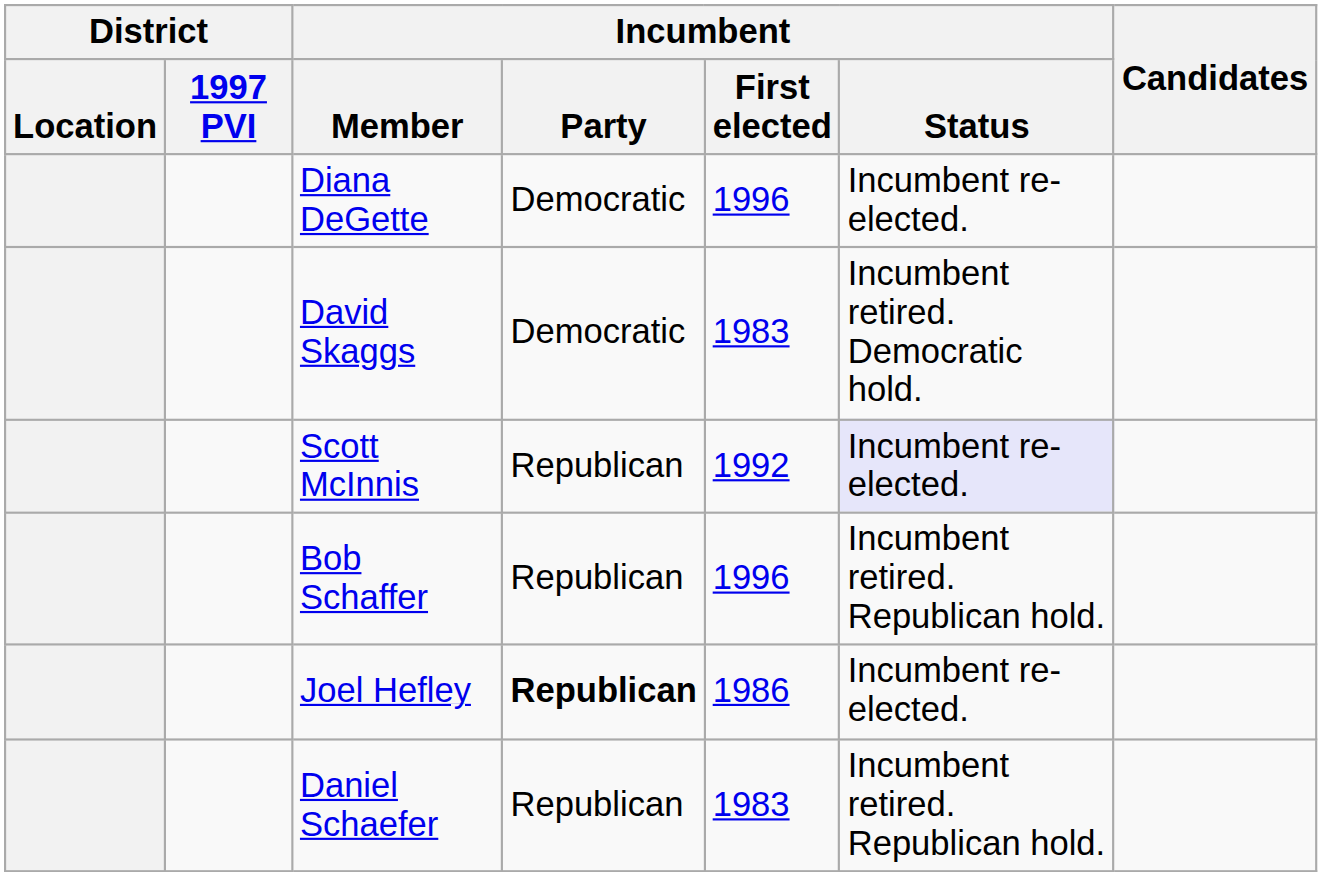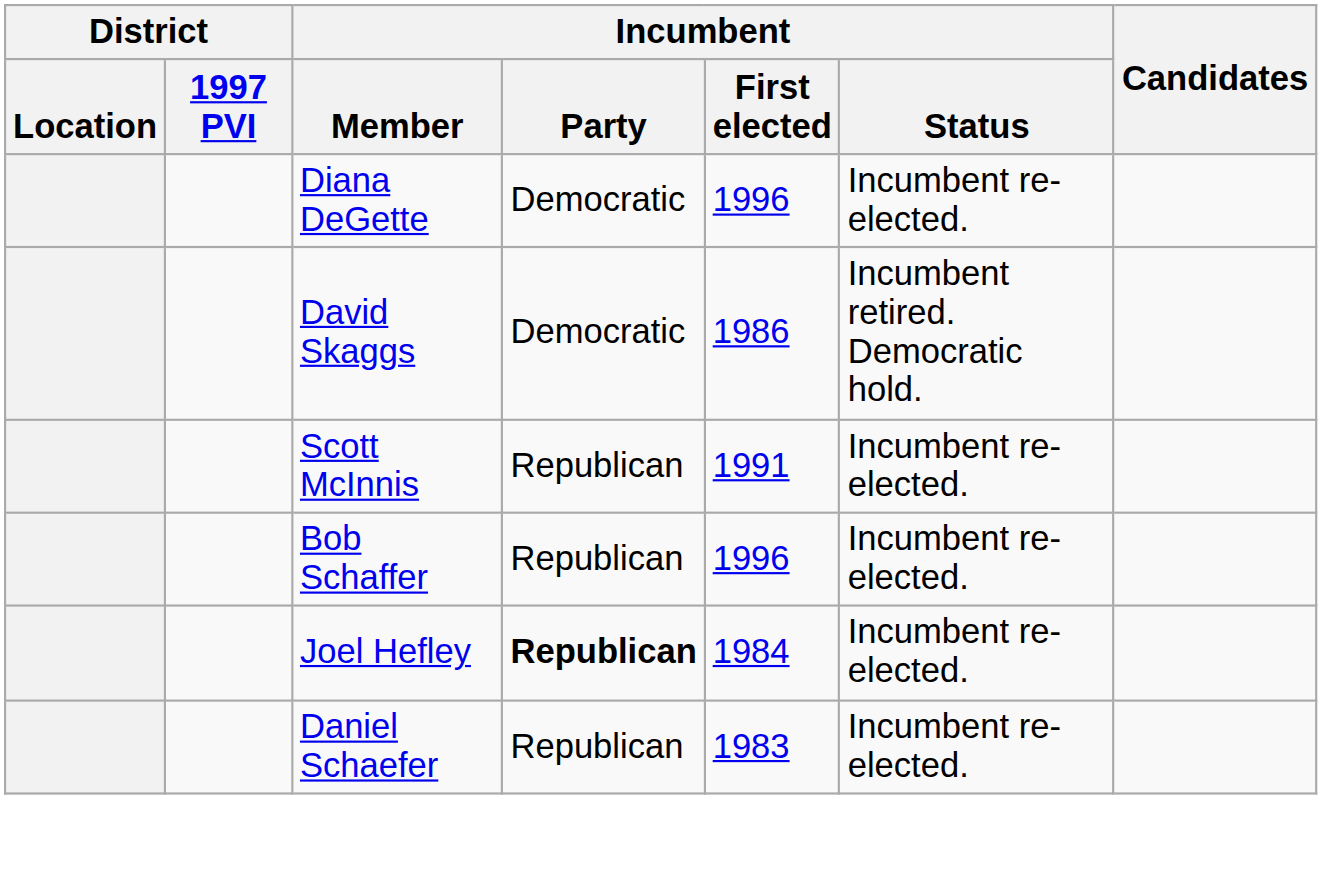(751, 332) 1983 -> (751, 332) 1986
(751, 464) 1992 -> (751, 464) 1991
(954, 464) lavender background -> (954, 464) no background
(976, 578) Incumbent retired. Republican hold. -> (954, 558) Incumbent re-elected.
(751, 691) 1986 -> (751, 652) 1984
(976, 804) Incumbent retired. Republican hold. -> (954, 746) Incumbent re-elected.
